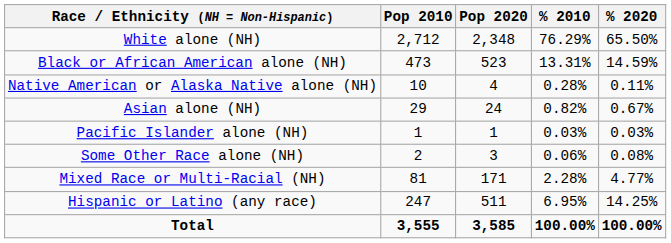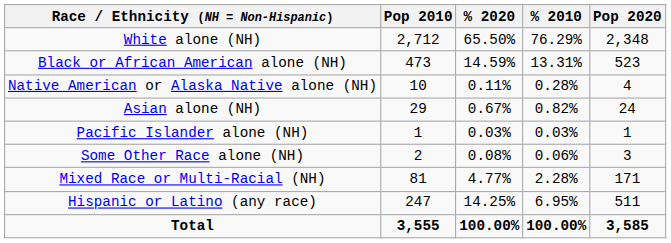columns swapped: (494, 16) <-> (632, 16)
